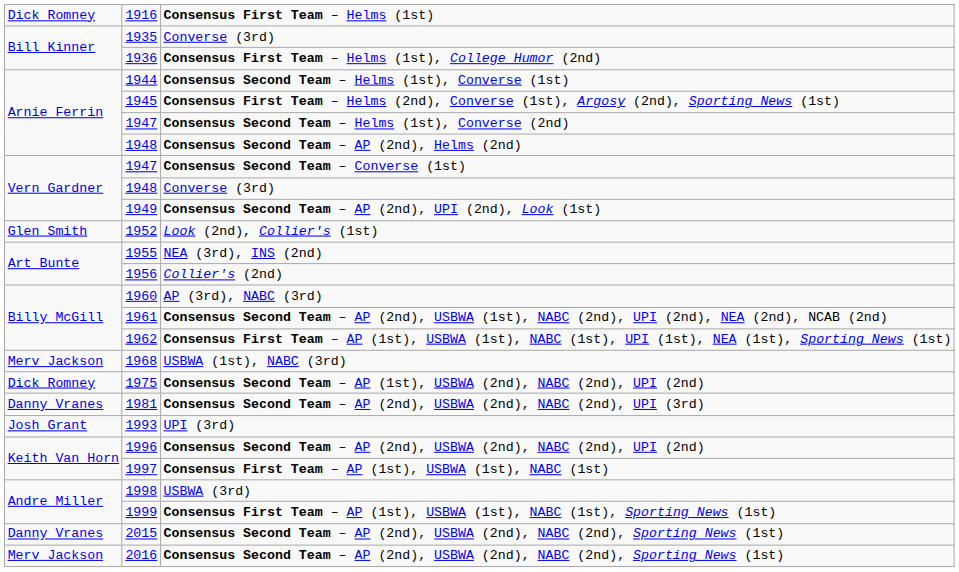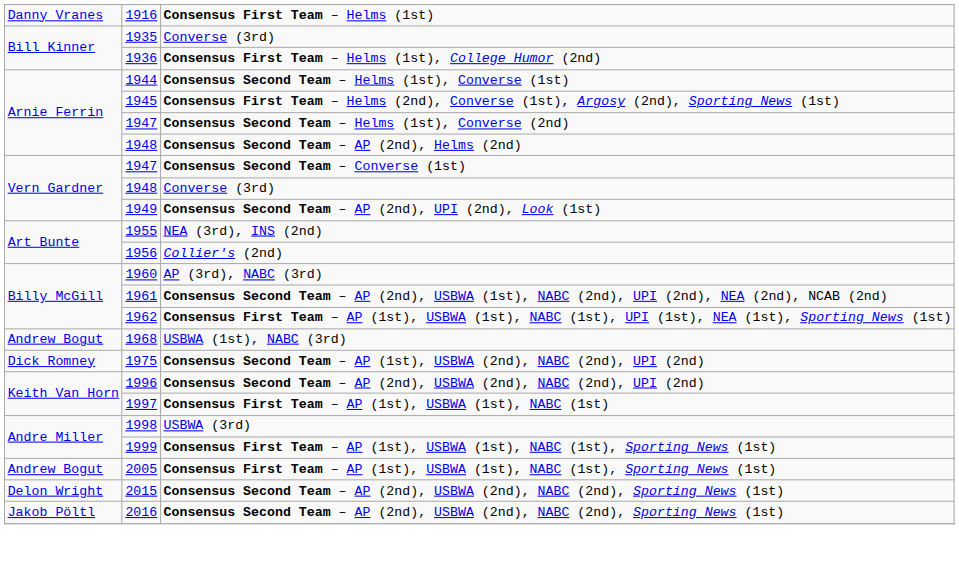(51, 15) Dick Romney -> (55, 15) Danny Vranes
- row: (141, 231)
(55, 361) Merv Jackson -> (55, 339) Andrew Bogut
- row: (141, 404)
- row: (141, 426)
+ row: (141, 469)
(55, 534) Danny Vranes -> (55, 491) Delon Wright
(55, 556) Merv Jackson -> (51, 512) Jakob Pöltl
